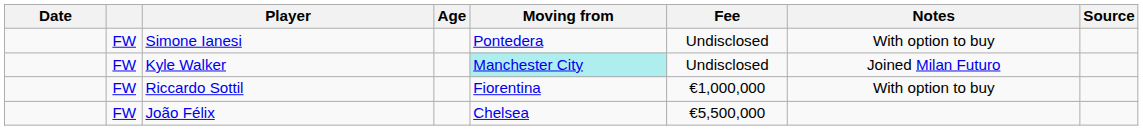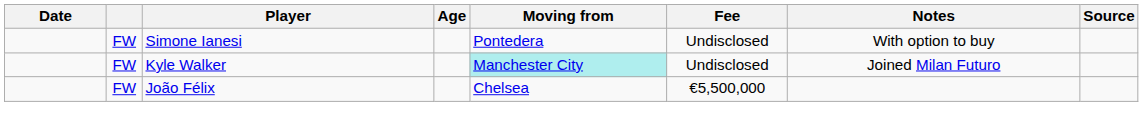- row: (194, 88)
